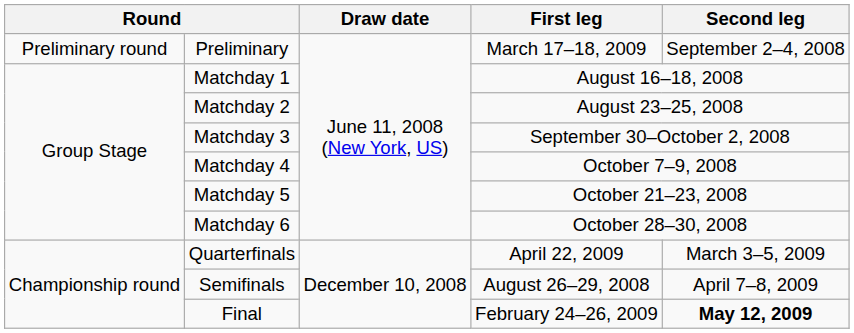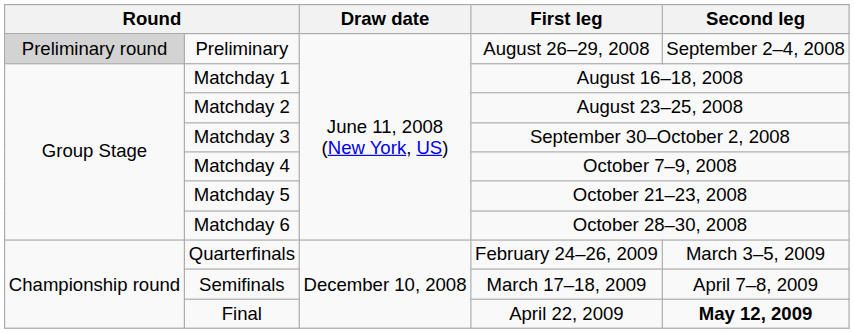(94, 48) no background -> (94, 48) lightgrey background
(566, 48) March 17–18, 2009 -> (566, 48) August 26–29, 2008
(566, 254) April 22, 2009 -> (566, 254) February 24–26, 2009
(566, 284) August 26–29, 2008 -> (566, 284) March 17–18, 2009
(566, 313) February 24–26, 2009 -> (566, 313) April 22, 2009
